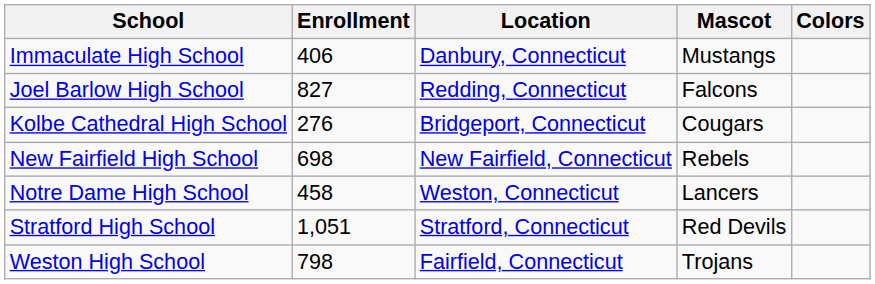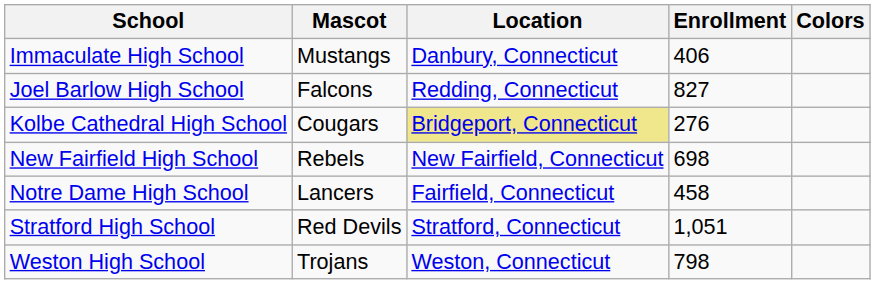columns swapped: (734, 21) <-> (353, 21)
(533, 124) no background -> (524, 124) khaki background
(519, 192) Weston, Connecticut -> (513, 192) Fairfield, Connecticut
(521, 261) Fairfield, Connecticut -> (511, 261) Weston, Connecticut
